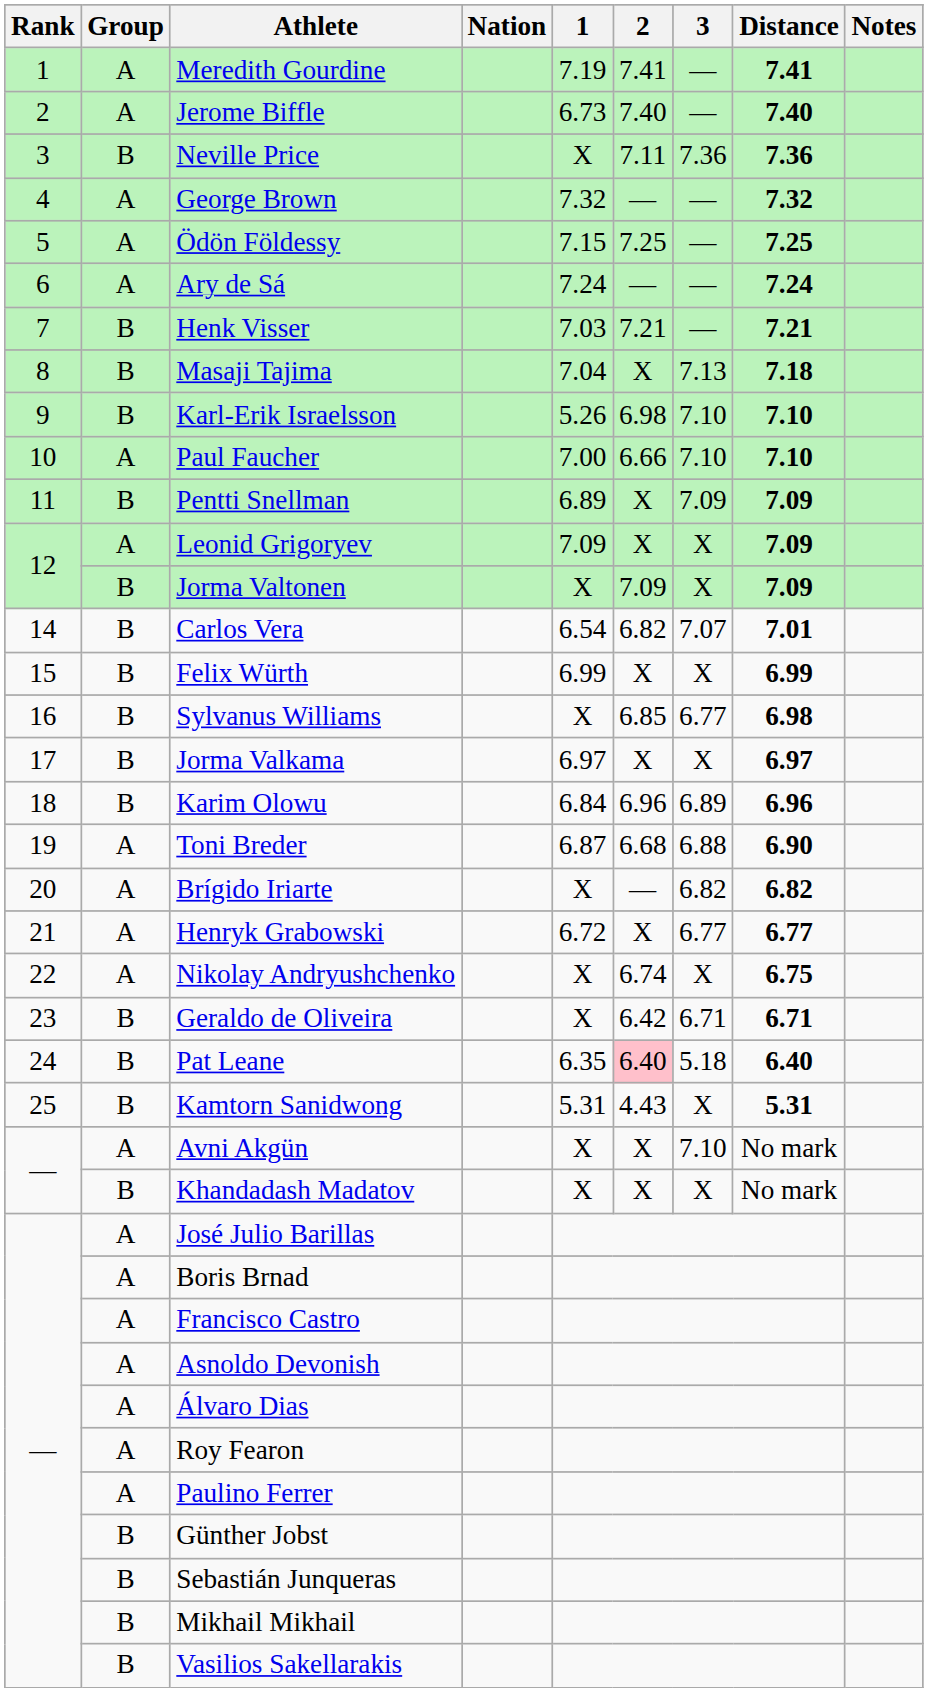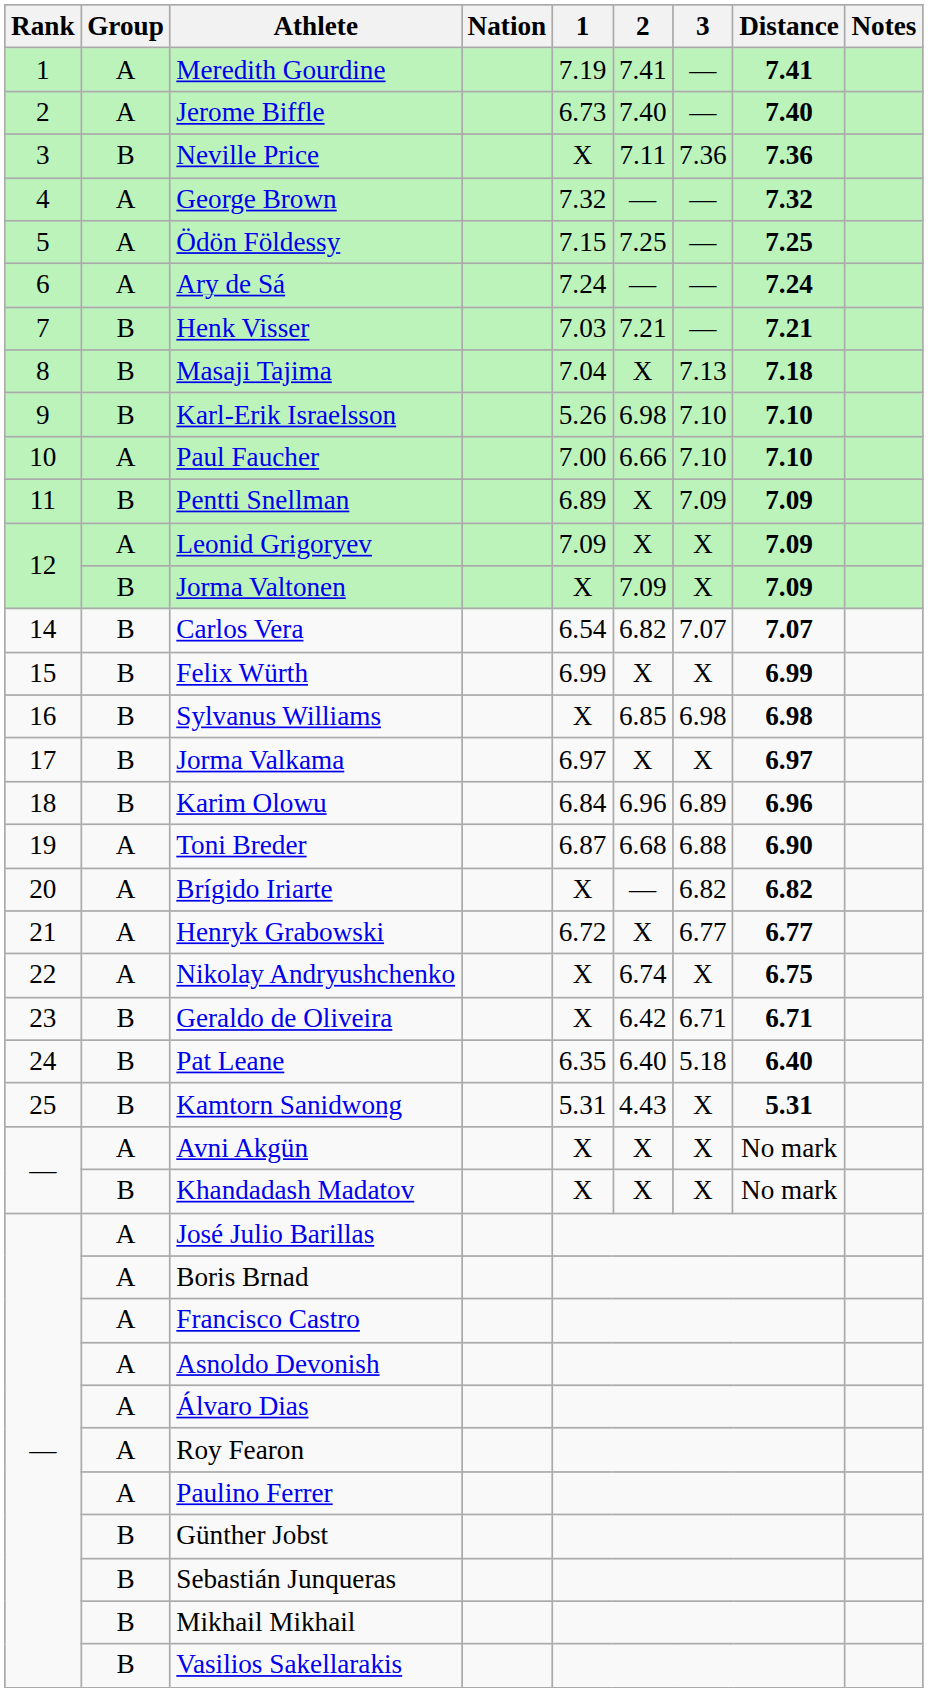(789, 629) 7.01 -> (789, 629) 7.07
(703, 716) 6.77 -> (703, 716) 6.98
(643, 1061) pink background -> (643, 1061) no background
(703, 1147) 7.10 -> (703, 1147) X
